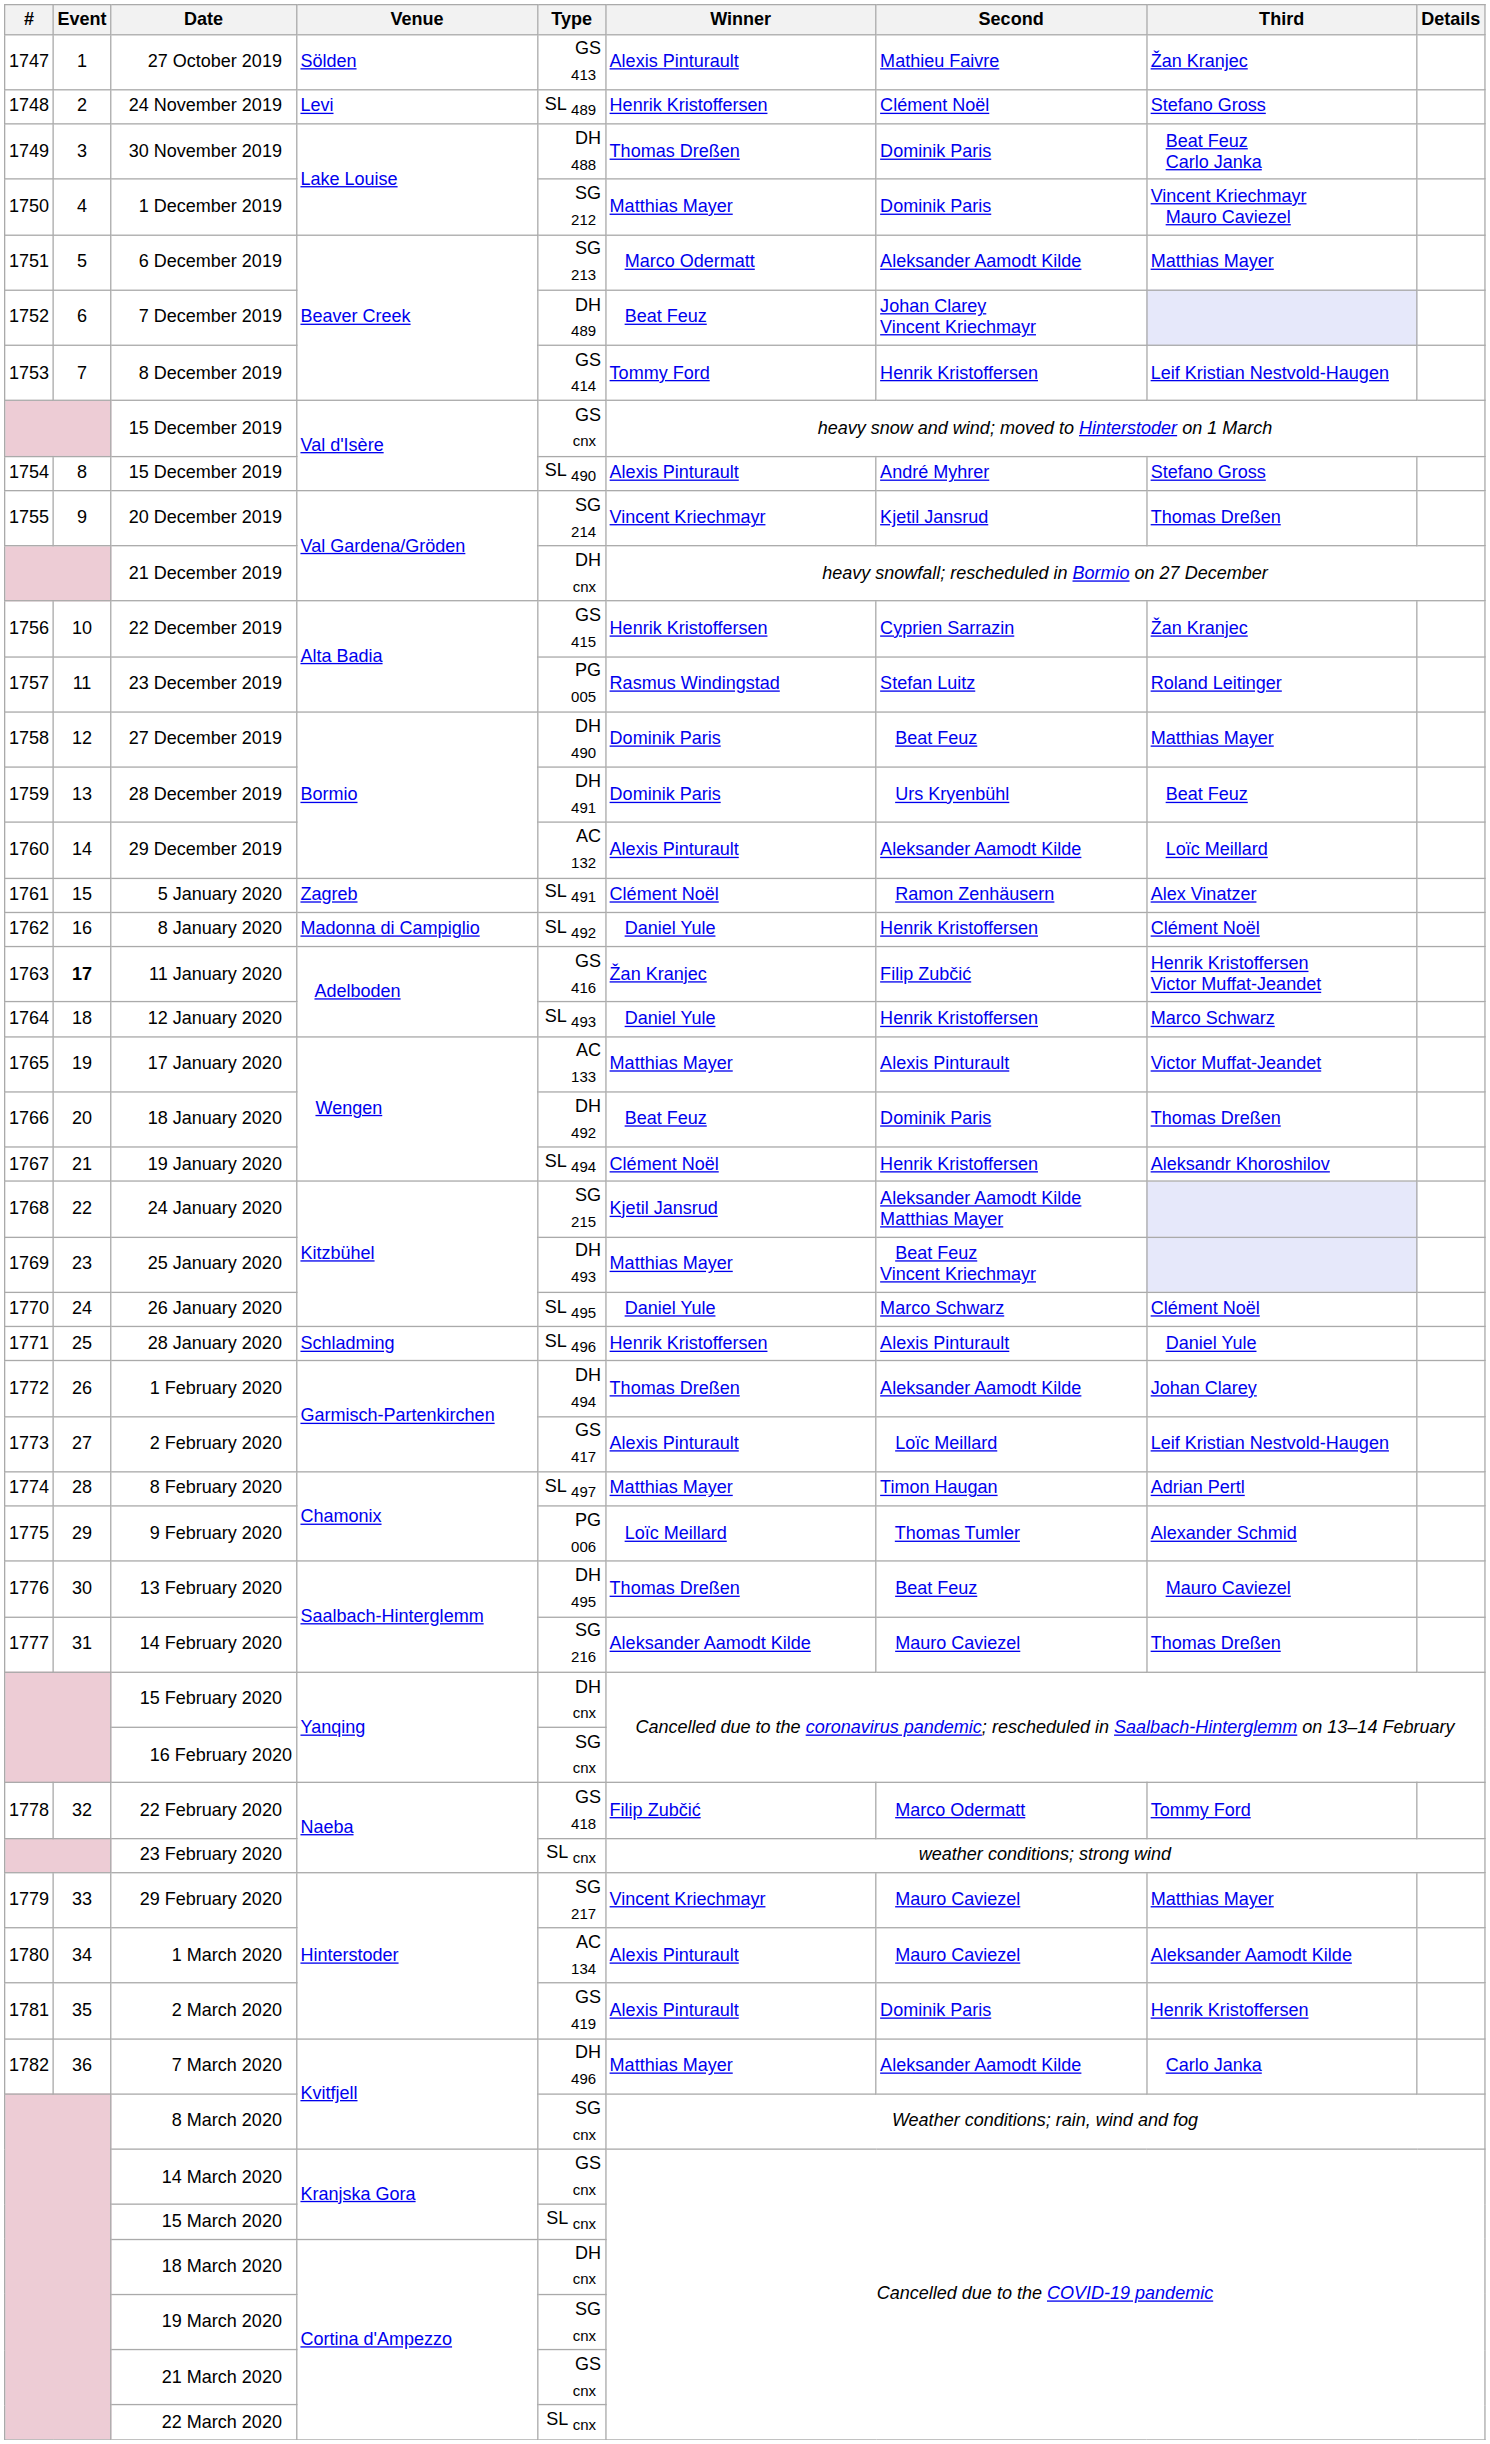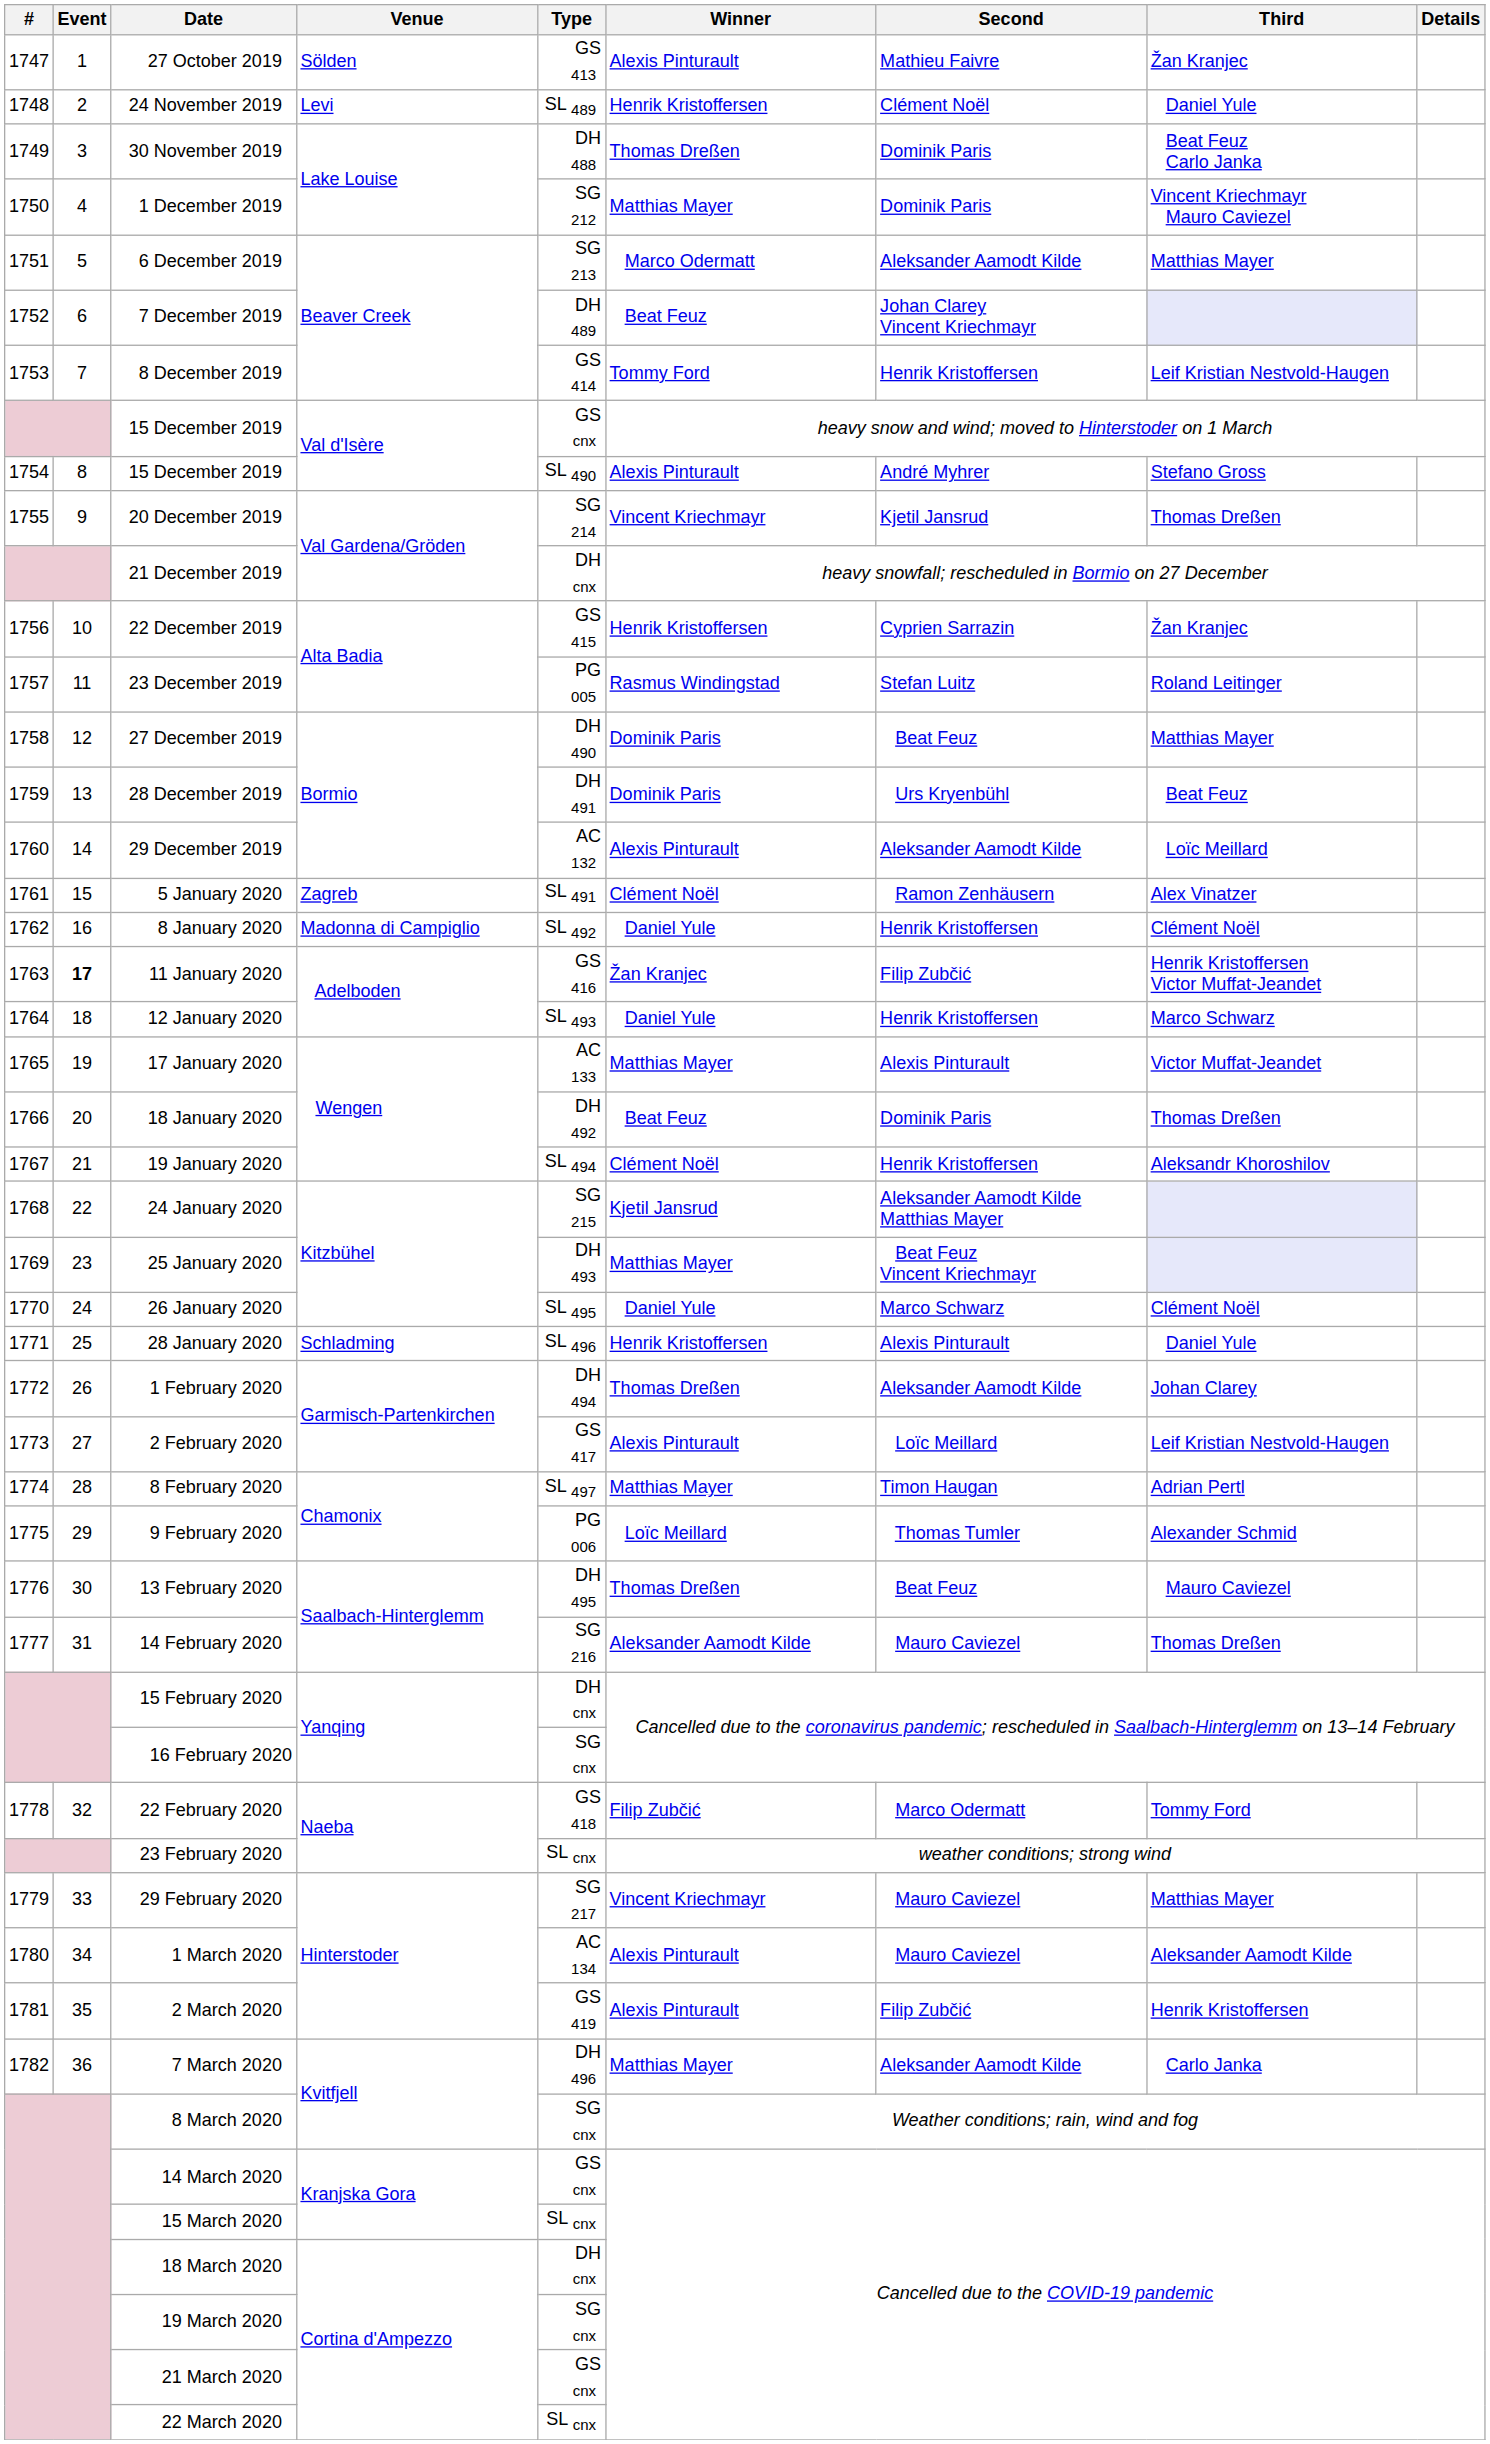(1208, 106) Stefano Gross -> (1204, 106) Daniel Yule
(936, 2010) Dominik Paris -> (926, 2010) Filip Zubčić
